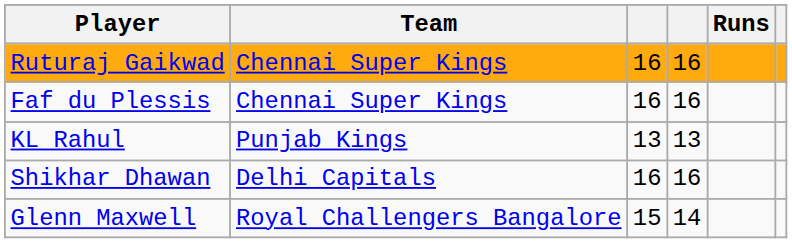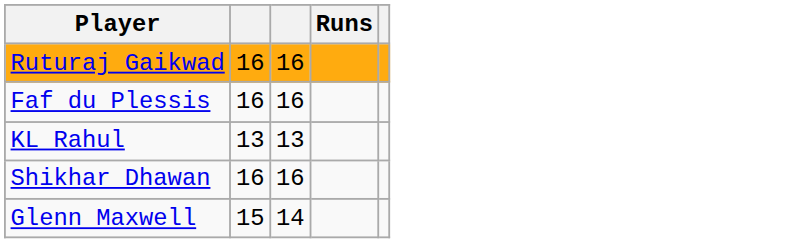- column: (429, 24)
